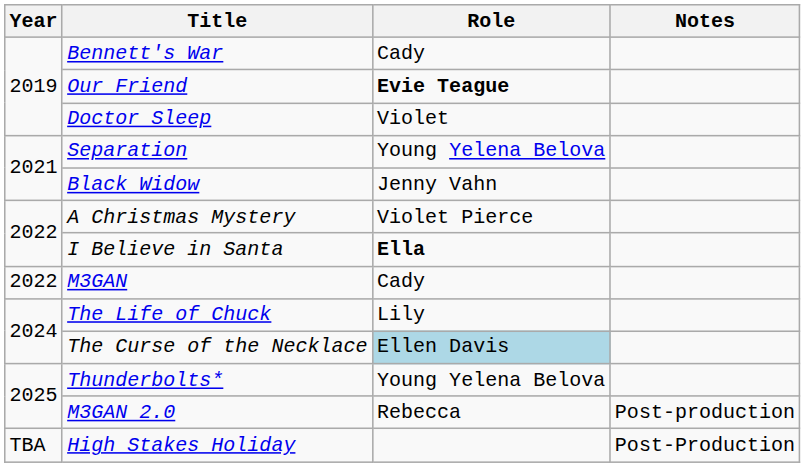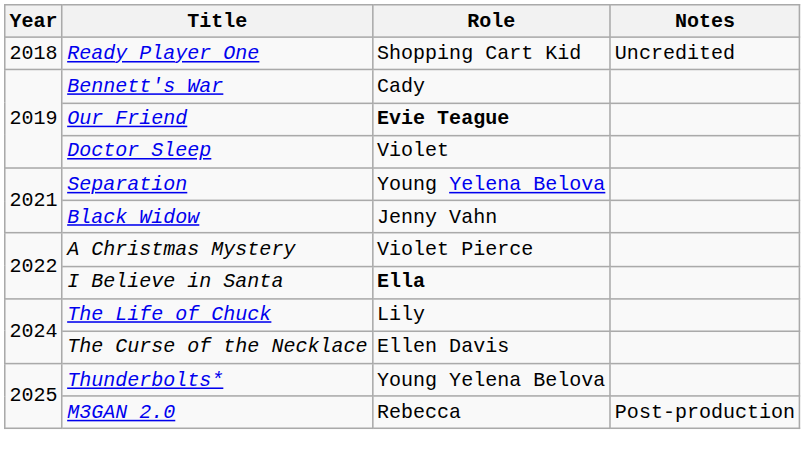+ row: (163, 54)
- row: (97, 282)
(443, 347) lightblue background -> (443, 347) no background
- row: (181, 445)
